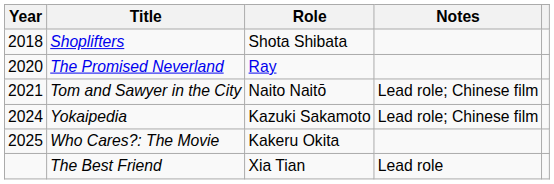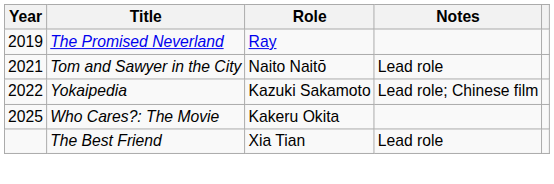- row: (87, 41)
(26, 66) 2020 -> (26, 41) 2019
(458, 91) Lead role; Chinese film -> (411, 66) Lead role
(26, 116) 2024 -> (26, 91) 2022
